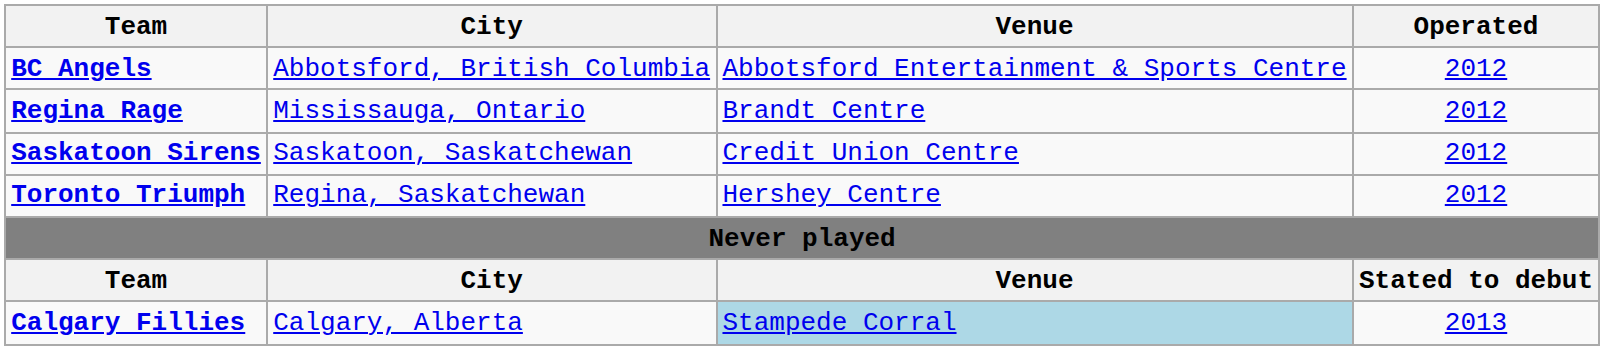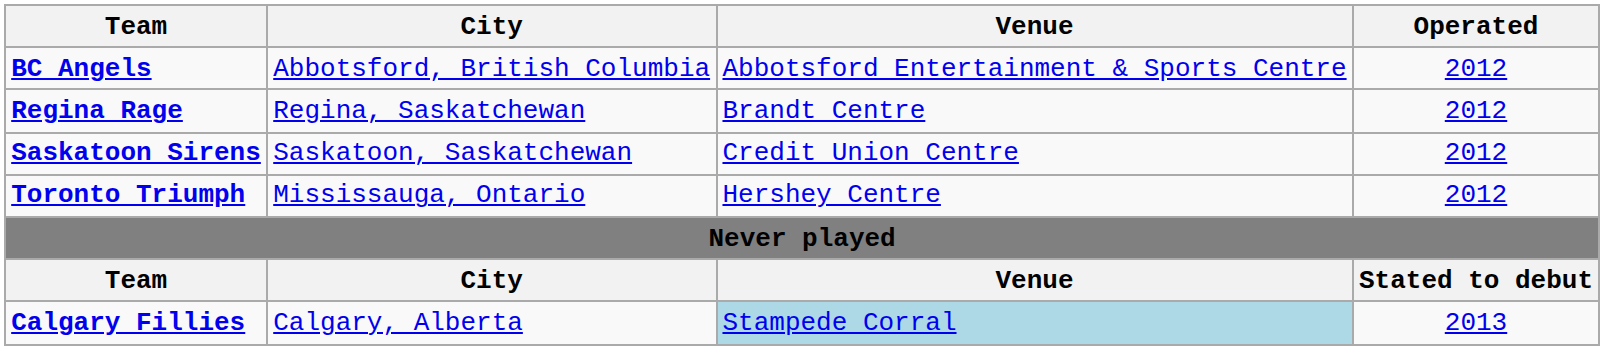(429, 111) Mississauga, Ontario -> (429, 111) Regina, Saskatchewan
(429, 196) Regina, Saskatchewan -> (429, 196) Mississauga, Ontario
